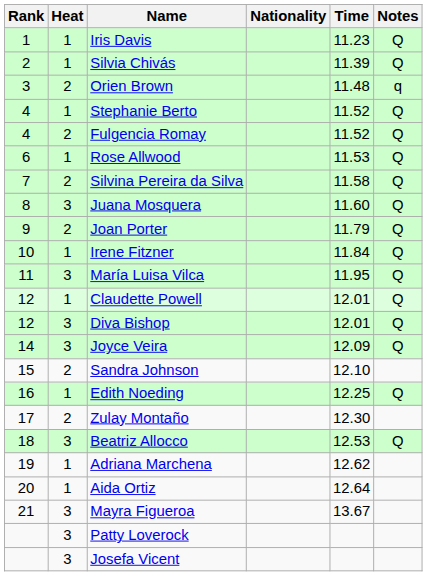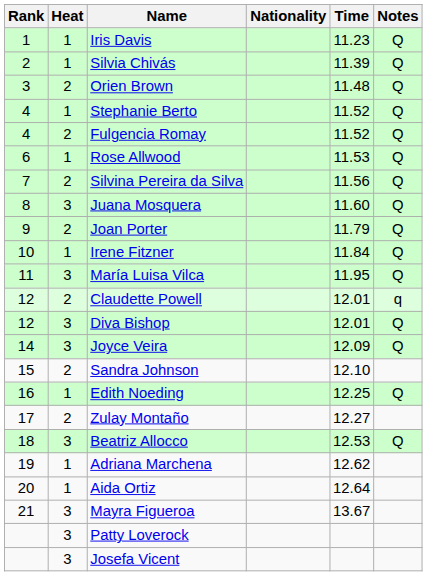(398, 87) q -> (398, 87) Q
(352, 181) 11.58 -> (352, 181) 11.56
(67, 299) 1 -> (67, 299) 2
(398, 299) Q -> (398, 299) q
(352, 417) 12.30 -> (352, 417) 12.27
